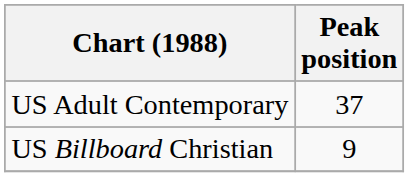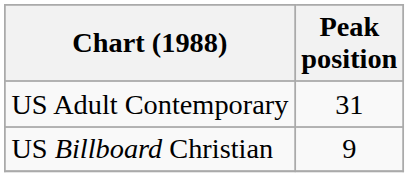(349, 103) 37 -> (349, 103) 31
